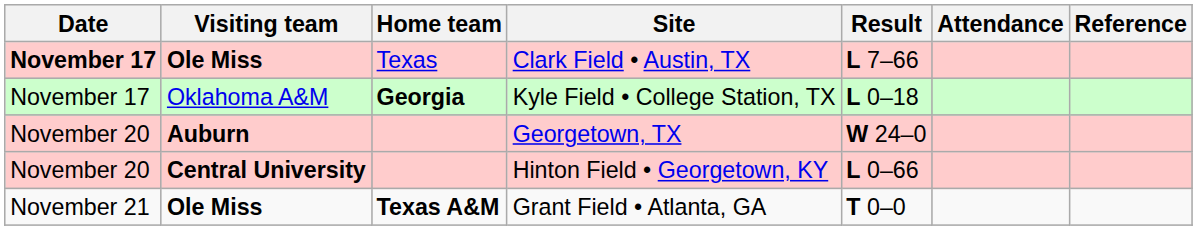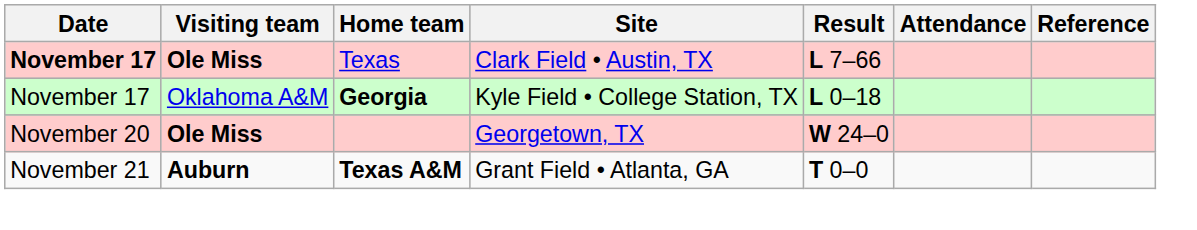(208, 134) Auburn -> (215, 134) Ole Miss
- row: (670, 171)
(215, 207) Ole Miss -> (208, 171) Auburn
